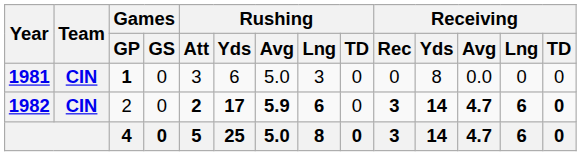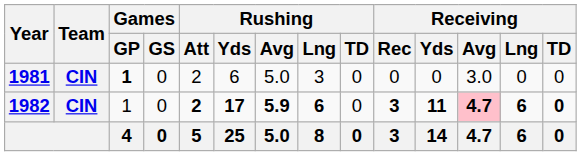(196, 77) 3 -> (196, 77) 2
(437, 77) 8 -> (437, 77) 0
(479, 77) 0.0 -> (479, 77) 3.0
(127, 106) 2 -> (127, 106) 1
(437, 106) 14 -> (437, 106) 11
(479, 106) no background -> (479, 106) pink background
